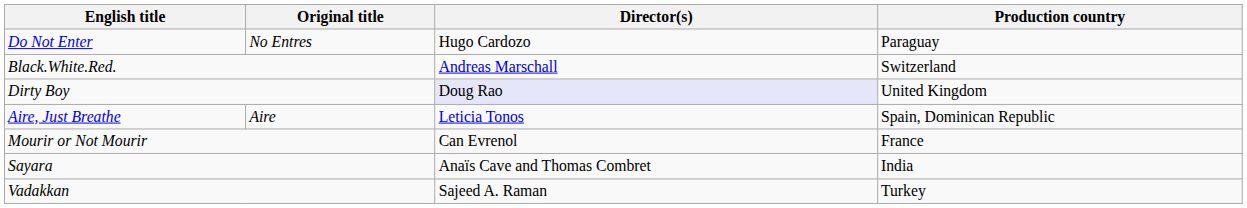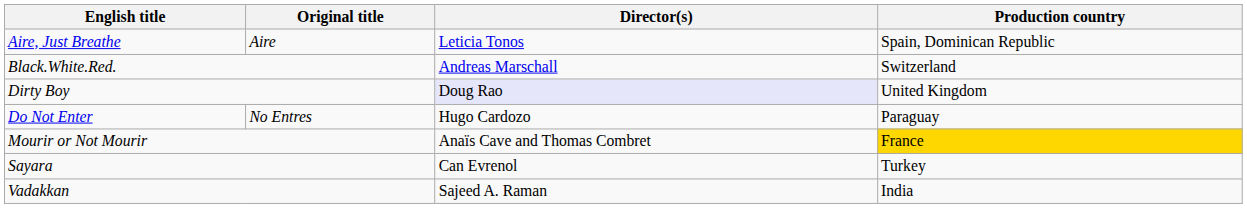rows swapped: (64, 116) <-> (50, 41)
(478, 141) Can Evrenol -> (545, 141) Anaïs Cave and Thomas Combret
(902, 141) no background -> (902, 141) gold background
(545, 166) Anaïs Cave and Thomas Combret -> (478, 166) Can Evrenol
(897, 166) India -> (903, 166) Turkey
(903, 191) Turkey -> (897, 191) India
